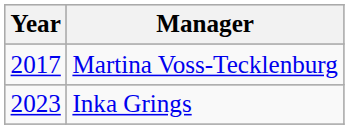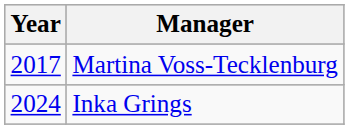(36, 104) 2023 -> (36, 104) 2024
